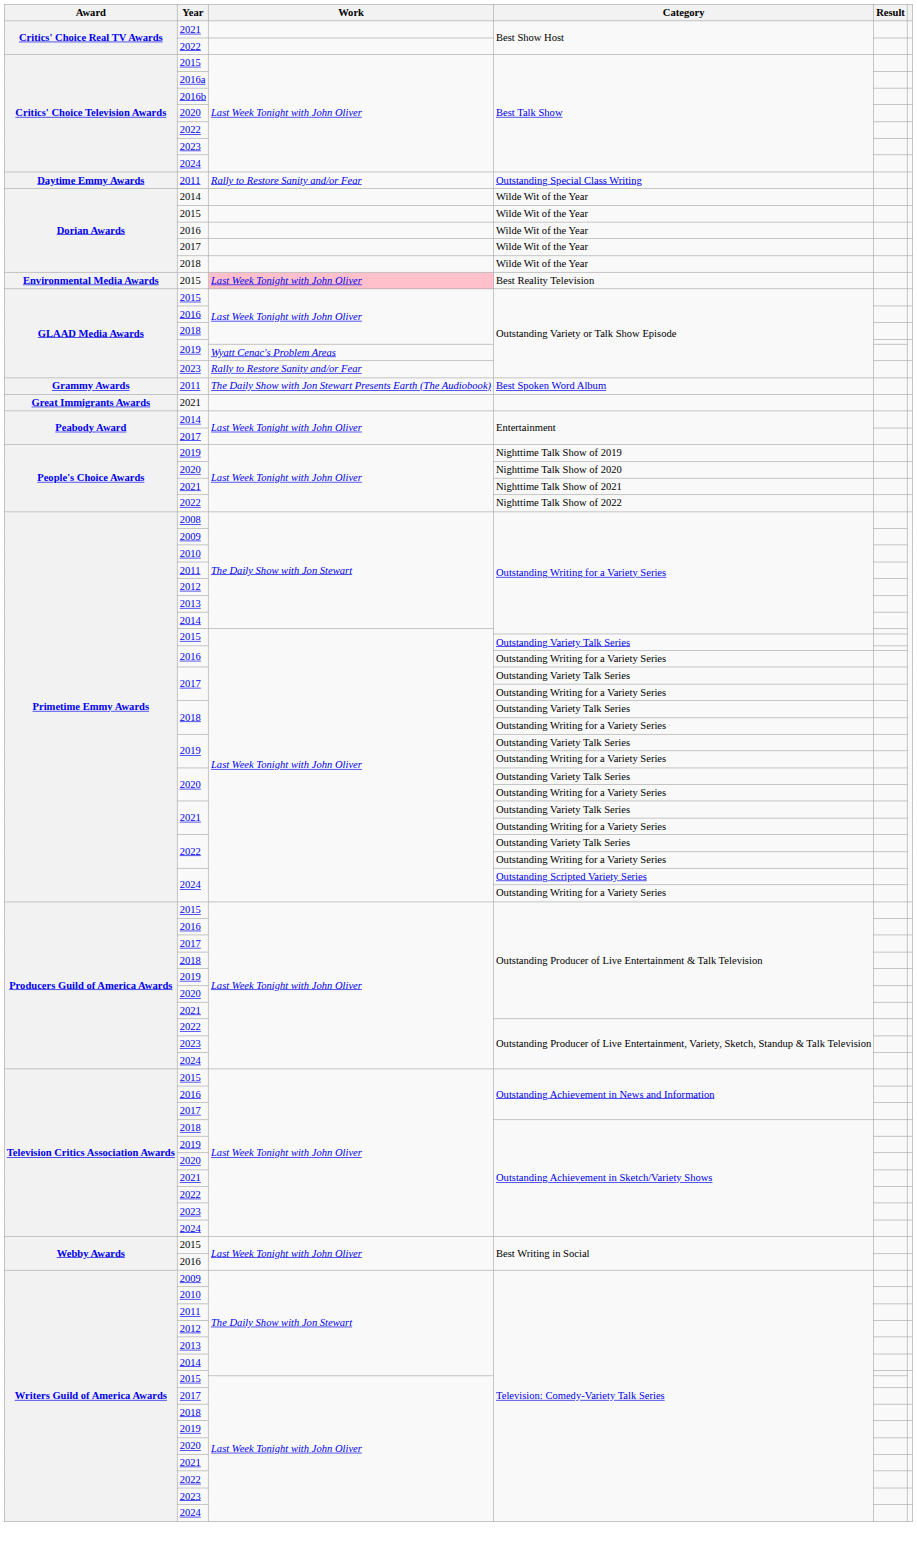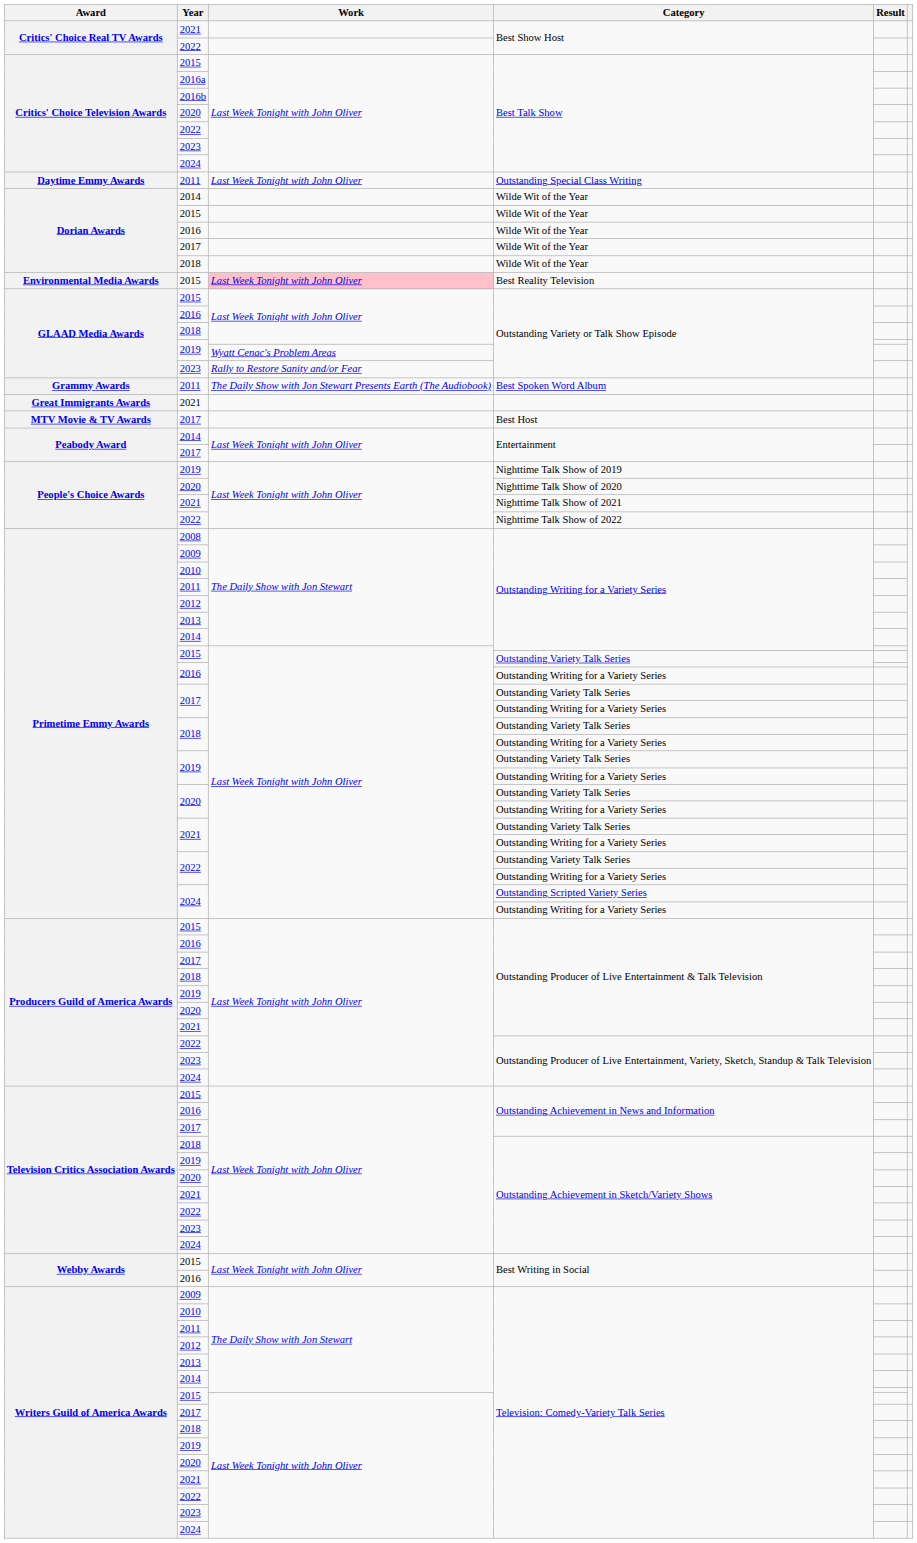(286, 180) Rally to Restore Sanity and/or Fear -> (286, 180) Last Week Tonight with John Oliver
+ row: (190, 419)
